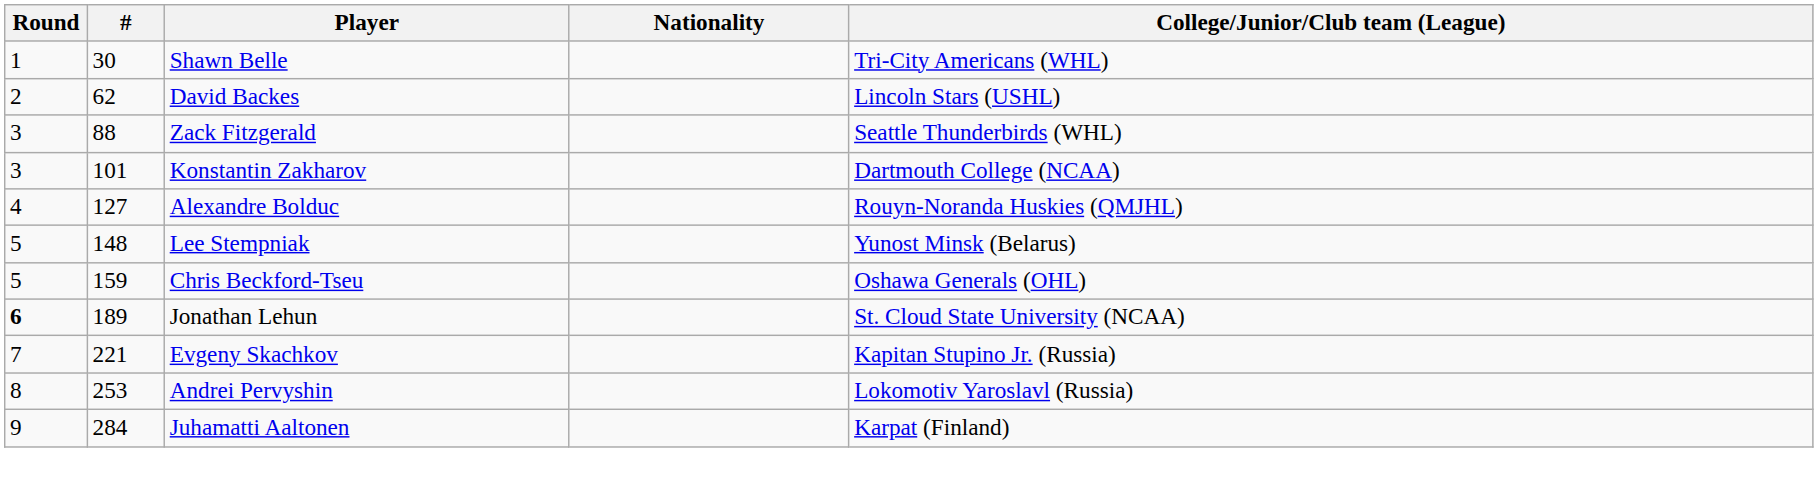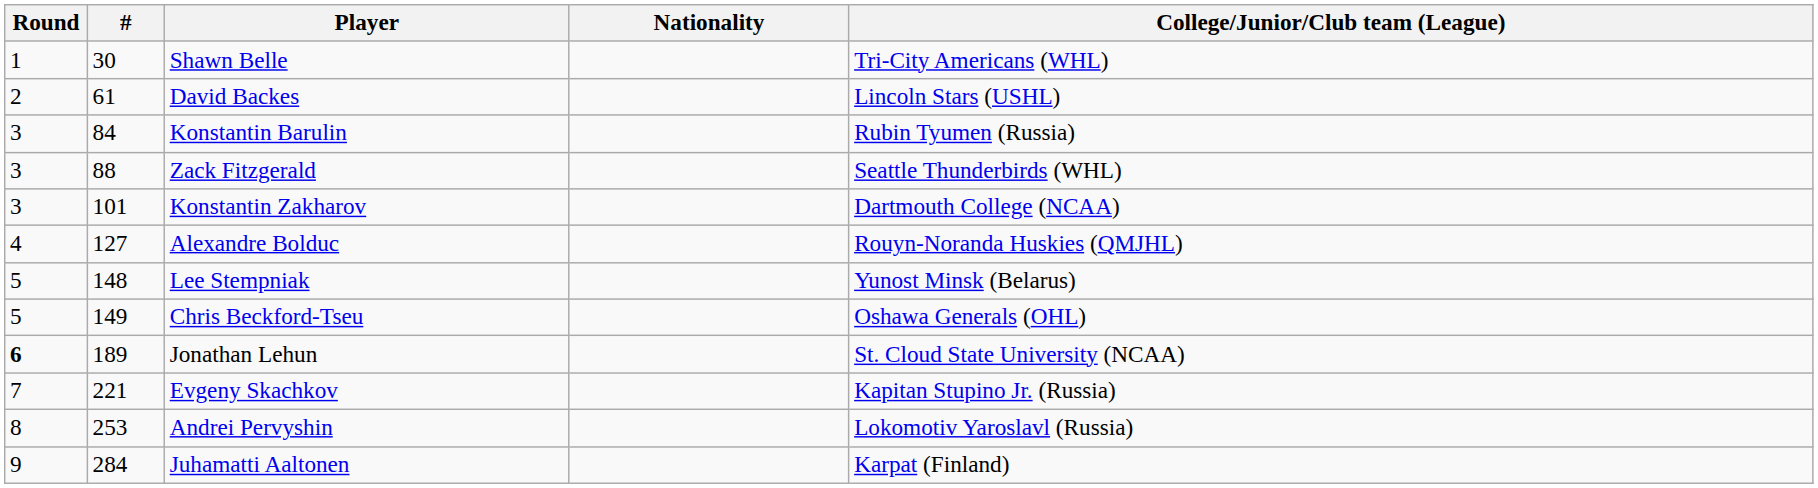(104, 96) 62 -> (104, 96) 61
+ row: (258, 133)
(110, 280) 159 -> (110, 317) 149
